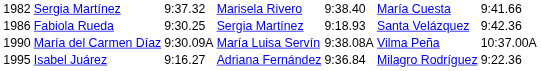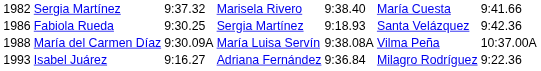(17, 43) 1990 -> (17, 43) 1988
(17, 60) 1995 -> (17, 60) 1993
